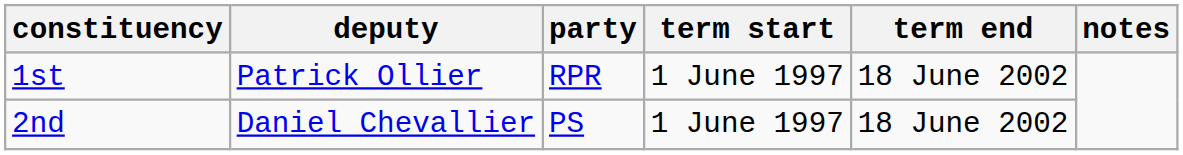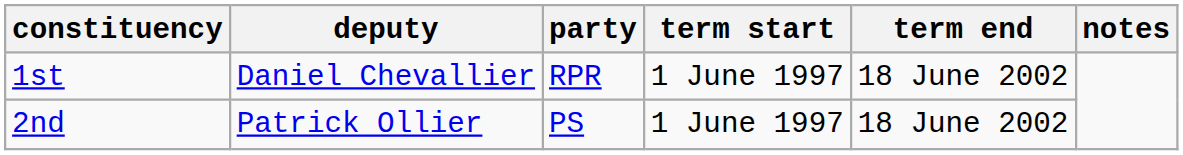(360, 77) Patrick Ollier -> (386, 77) Daniel Chevallier
(386, 124) Daniel Chevallier -> (360, 124) Patrick Ollier
